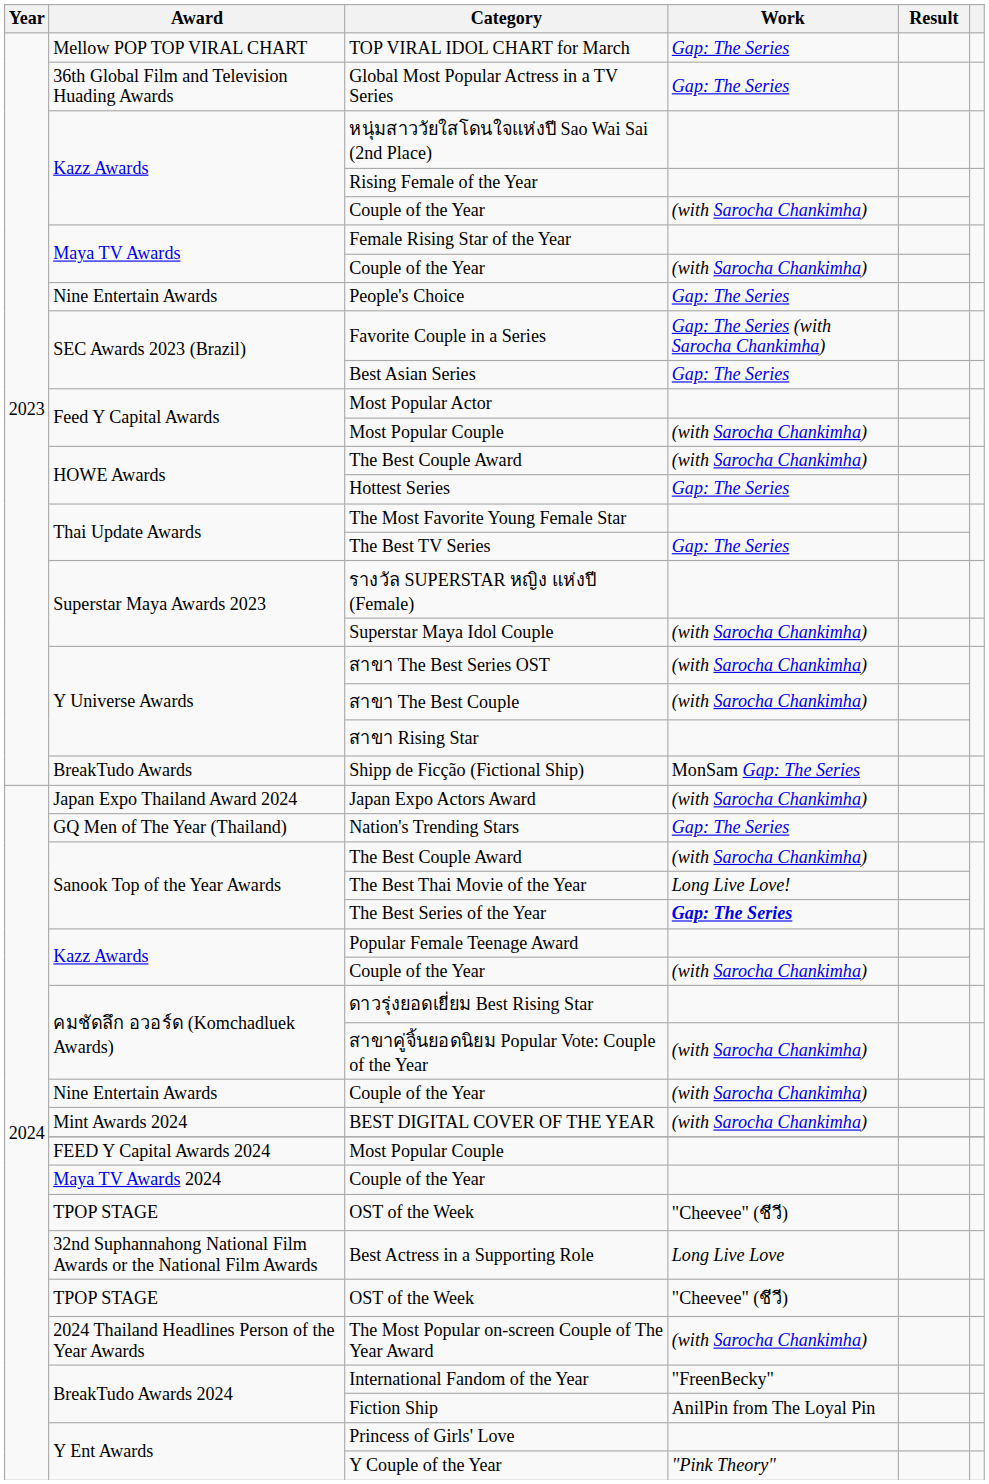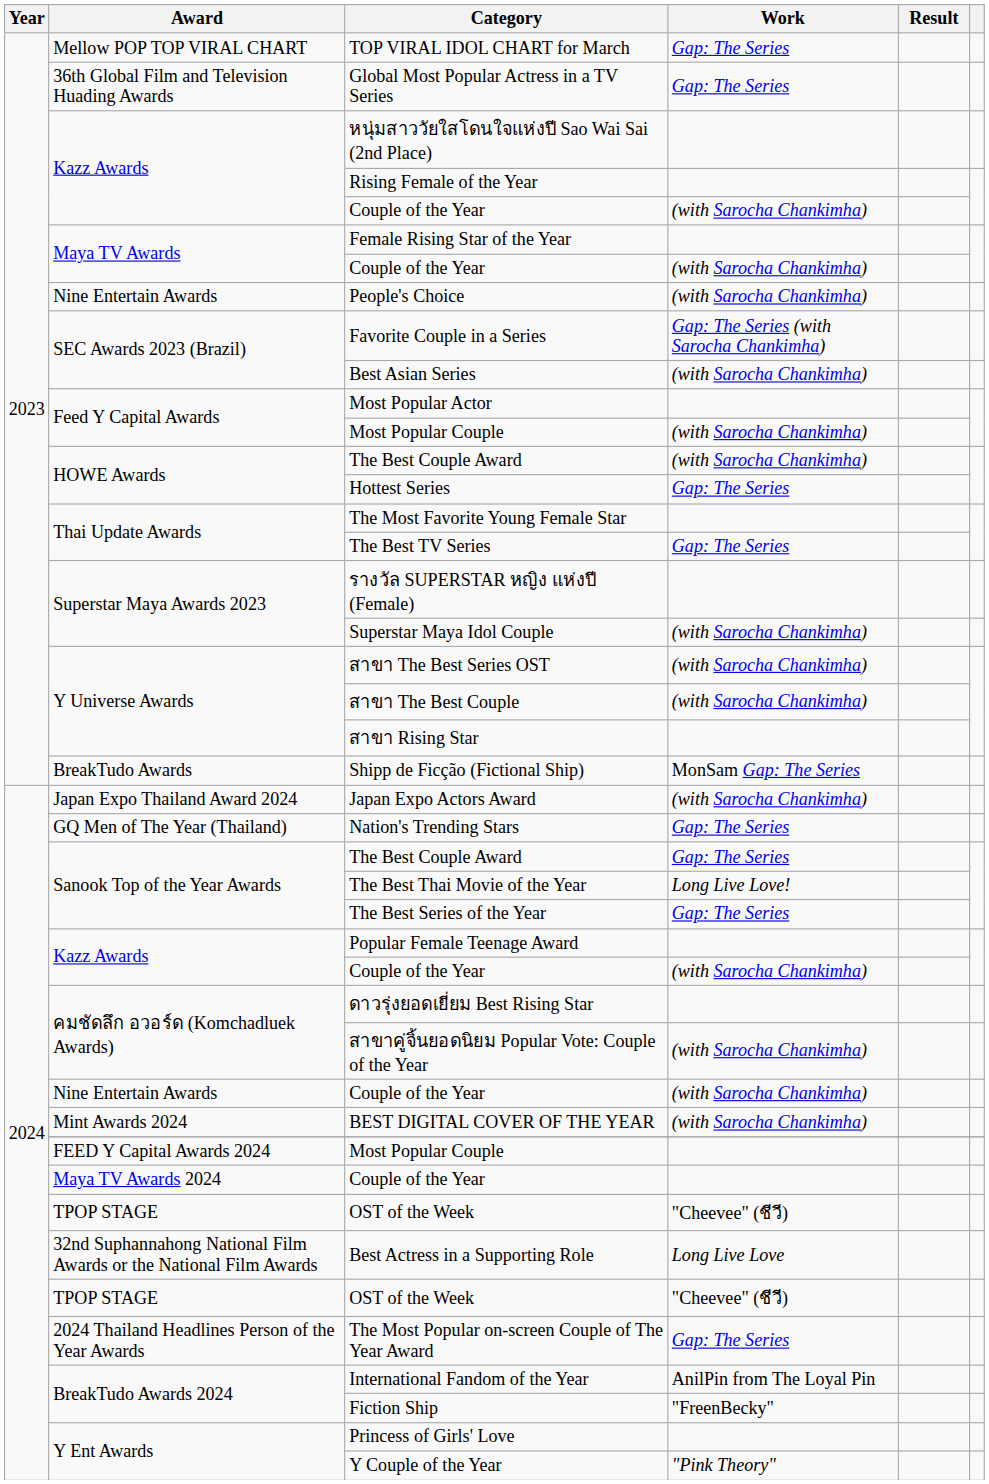(731, 296) Gap: The Series -> (769, 296) (with Sarocha Chankimha)
(731, 374) Gap: The Series -> (769, 374) (with Sarocha Chankimha)
(769, 856) (with Sarocha Chankimha) -> (731, 856) Gap: The Series
(732, 913) bold -> (731, 913) normal
(769, 1340) (with Sarocha Chankimha) -> (731, 1340) Gap: The Series
(723, 1379) "FreenBecky" -> (774, 1379) AnilPin from The Loyal Pin
(774, 1408) AnilPin from The Loyal Pin -> (723, 1408) "FreenBecky"
